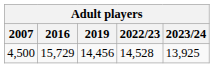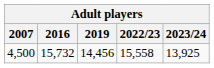(58, 53) 15,729 -> (58, 53) 15,732
(137, 53) 14,528 -> (137, 53) 15,558
